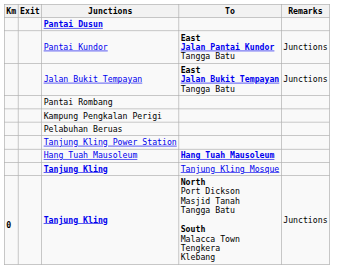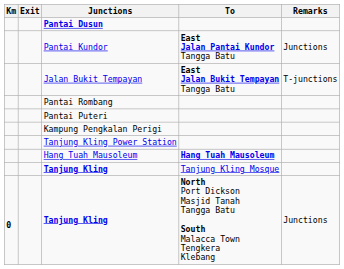(305, 79) Junctions -> (310, 79) T-junctions
+ row: (76, 116)
- row: (83, 129)
